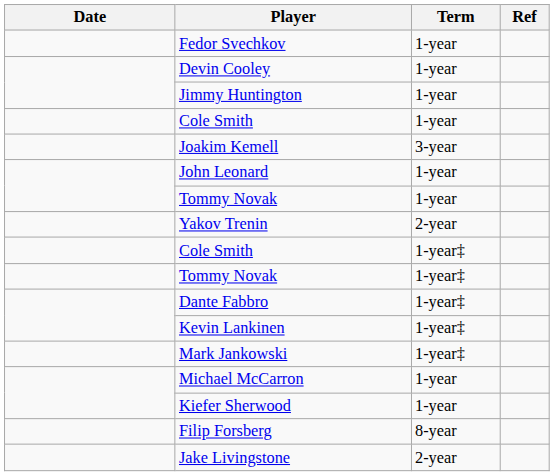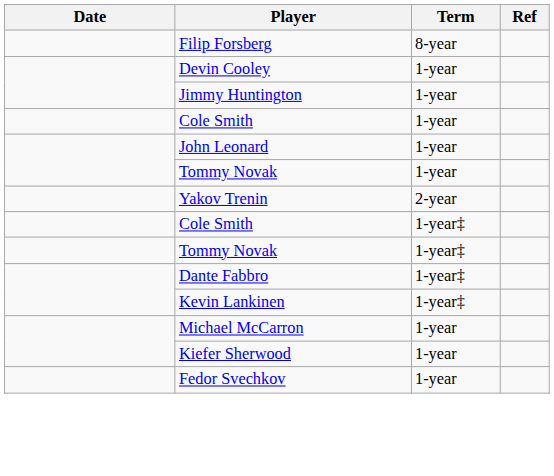rows swapped: (225, 431) <-> (232, 43)
- row: (229, 146)
- row: (233, 353)
- row: (235, 457)
